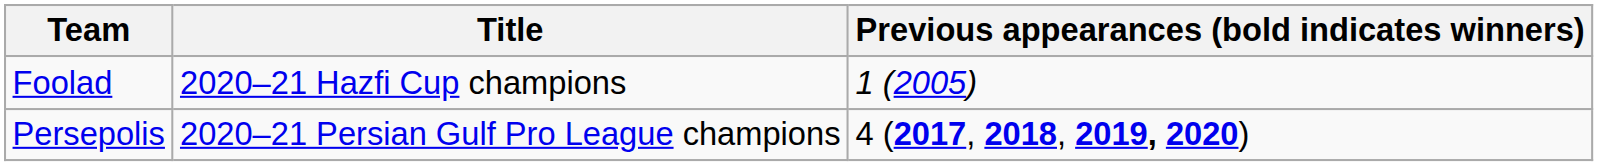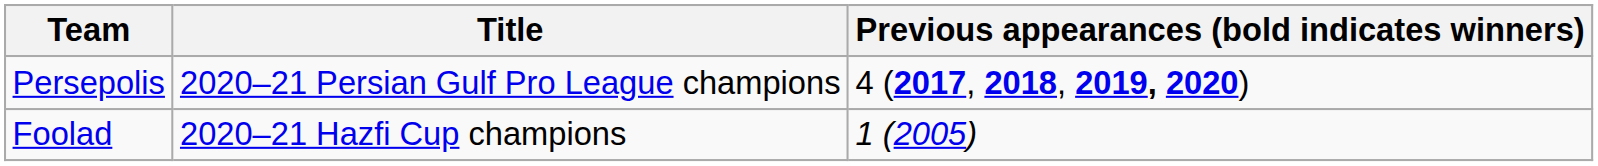rows swapped: (89, 133) <-> (62, 82)
